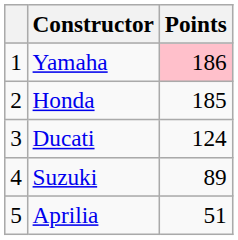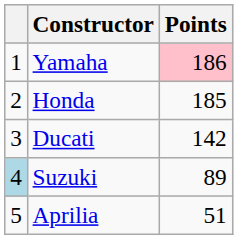(209, 138) 124 -> (209, 138) 142
(16, 177) no background -> (16, 177) lightblue background
